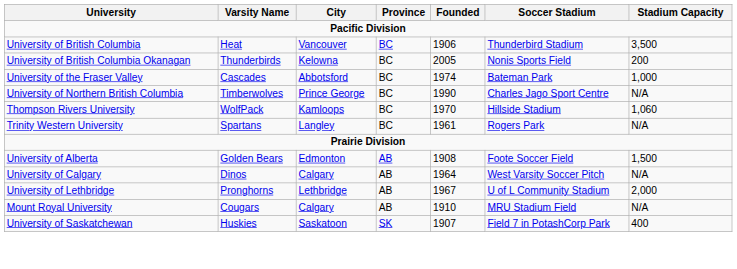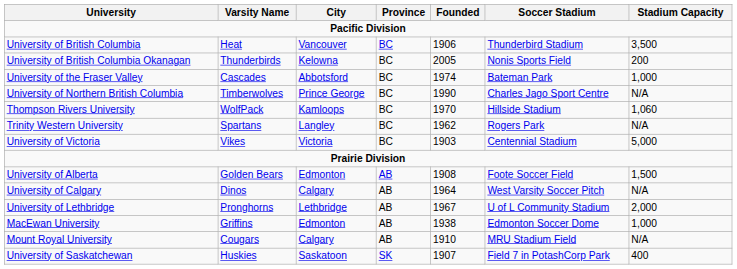(444, 126) 1961 -> (444, 126) 1962
+ row: (53, 142)
+ row: (53, 223)
